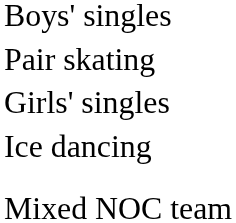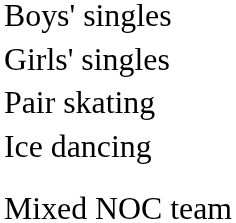rows swapped: (87, 102) <-> (80, 59)
